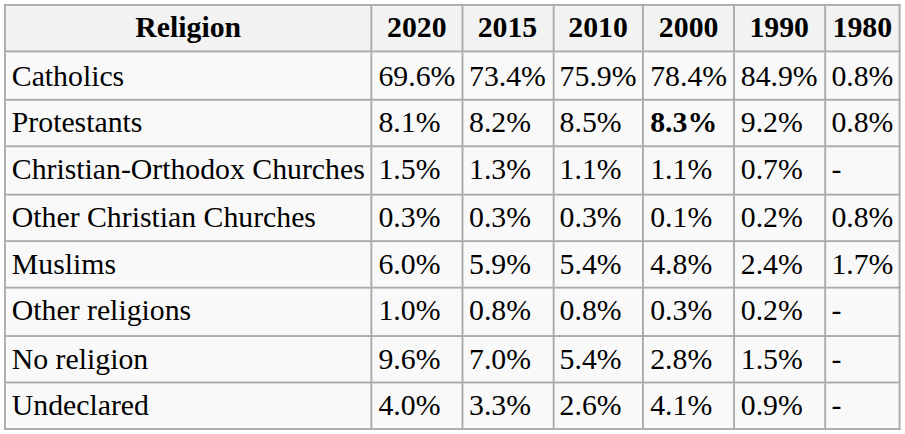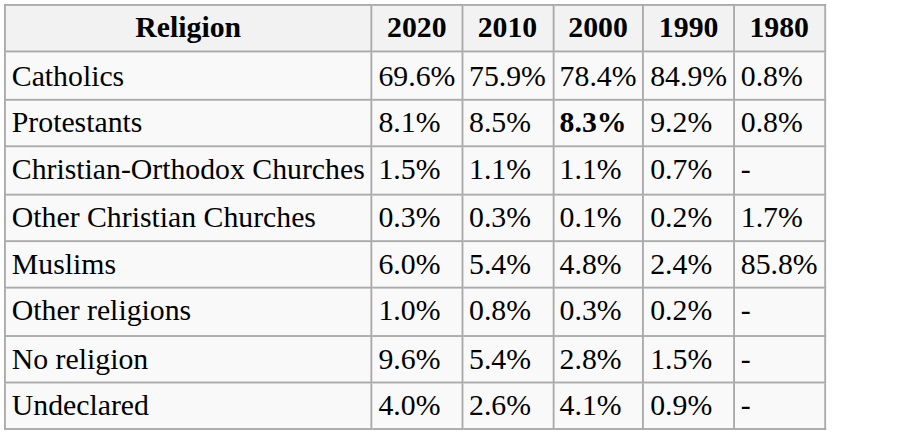- column: (507, 28)
(862, 216) 0.8% -> (772, 216) 1.7%
(862, 264) 1.7% -> (779, 264) 85.8%
